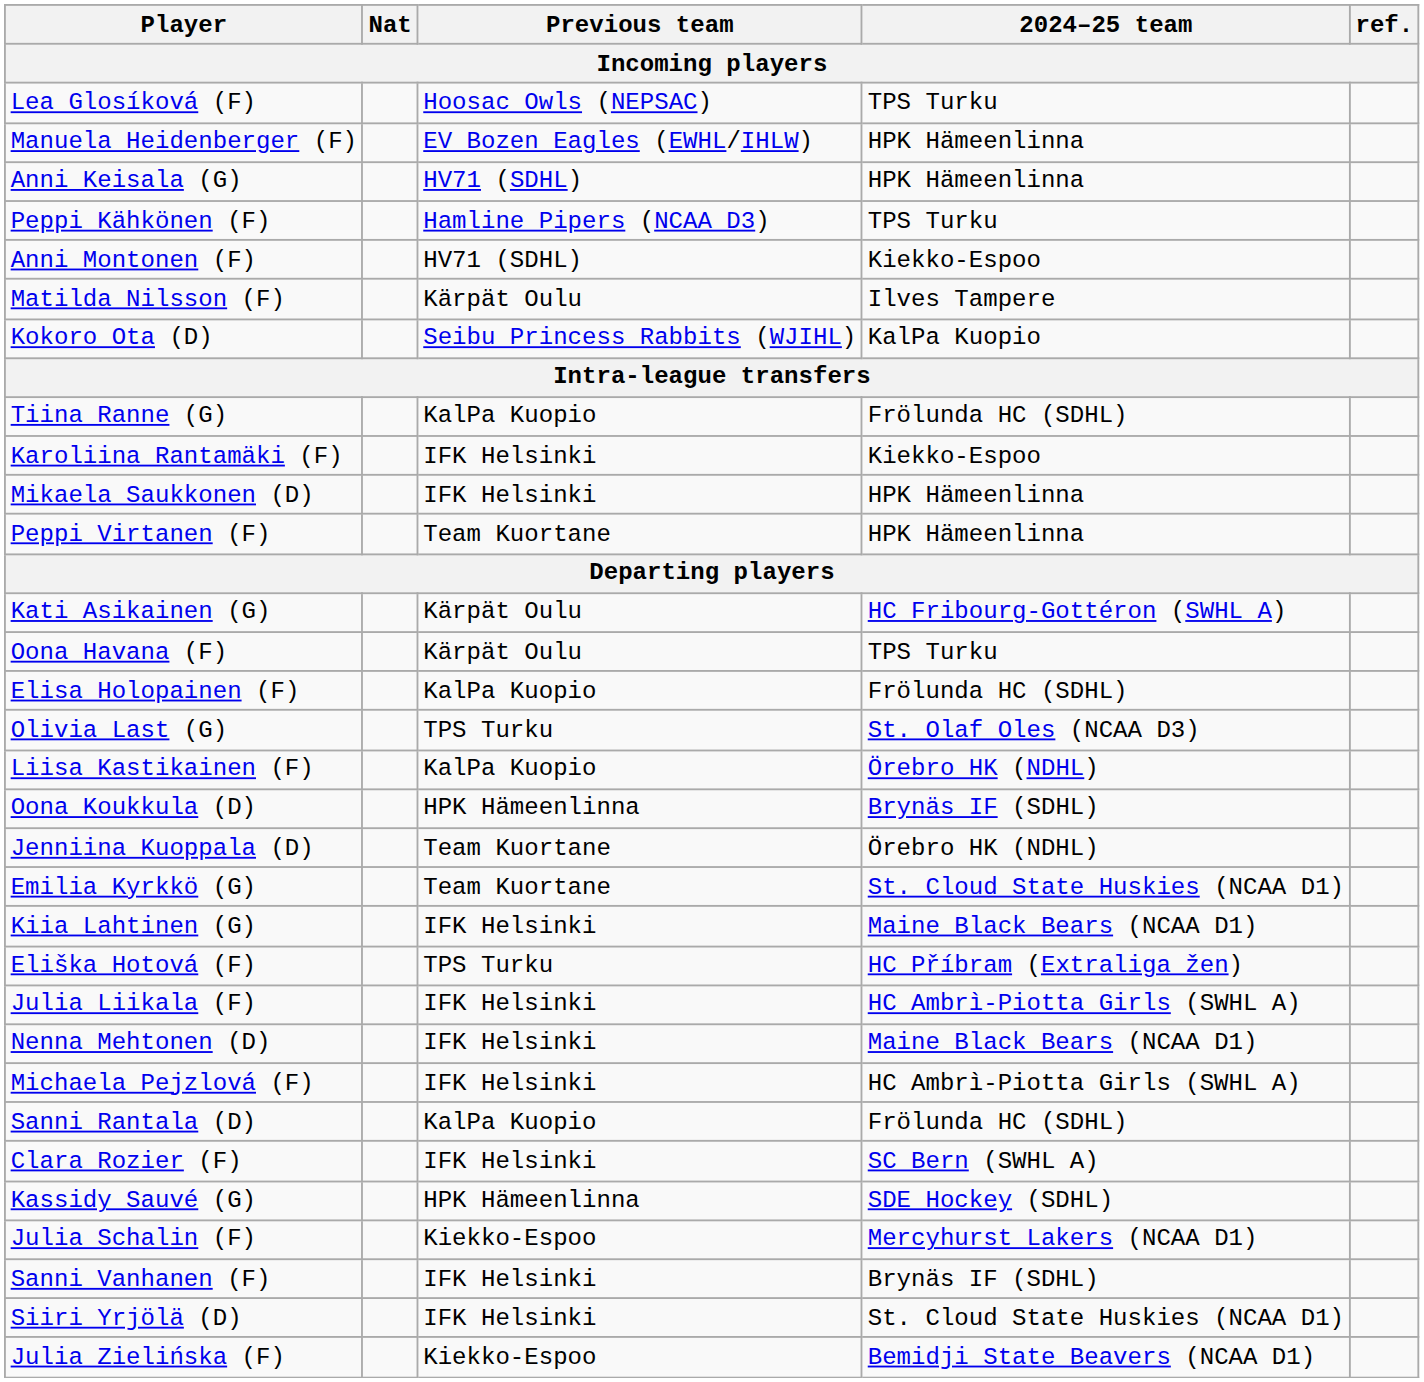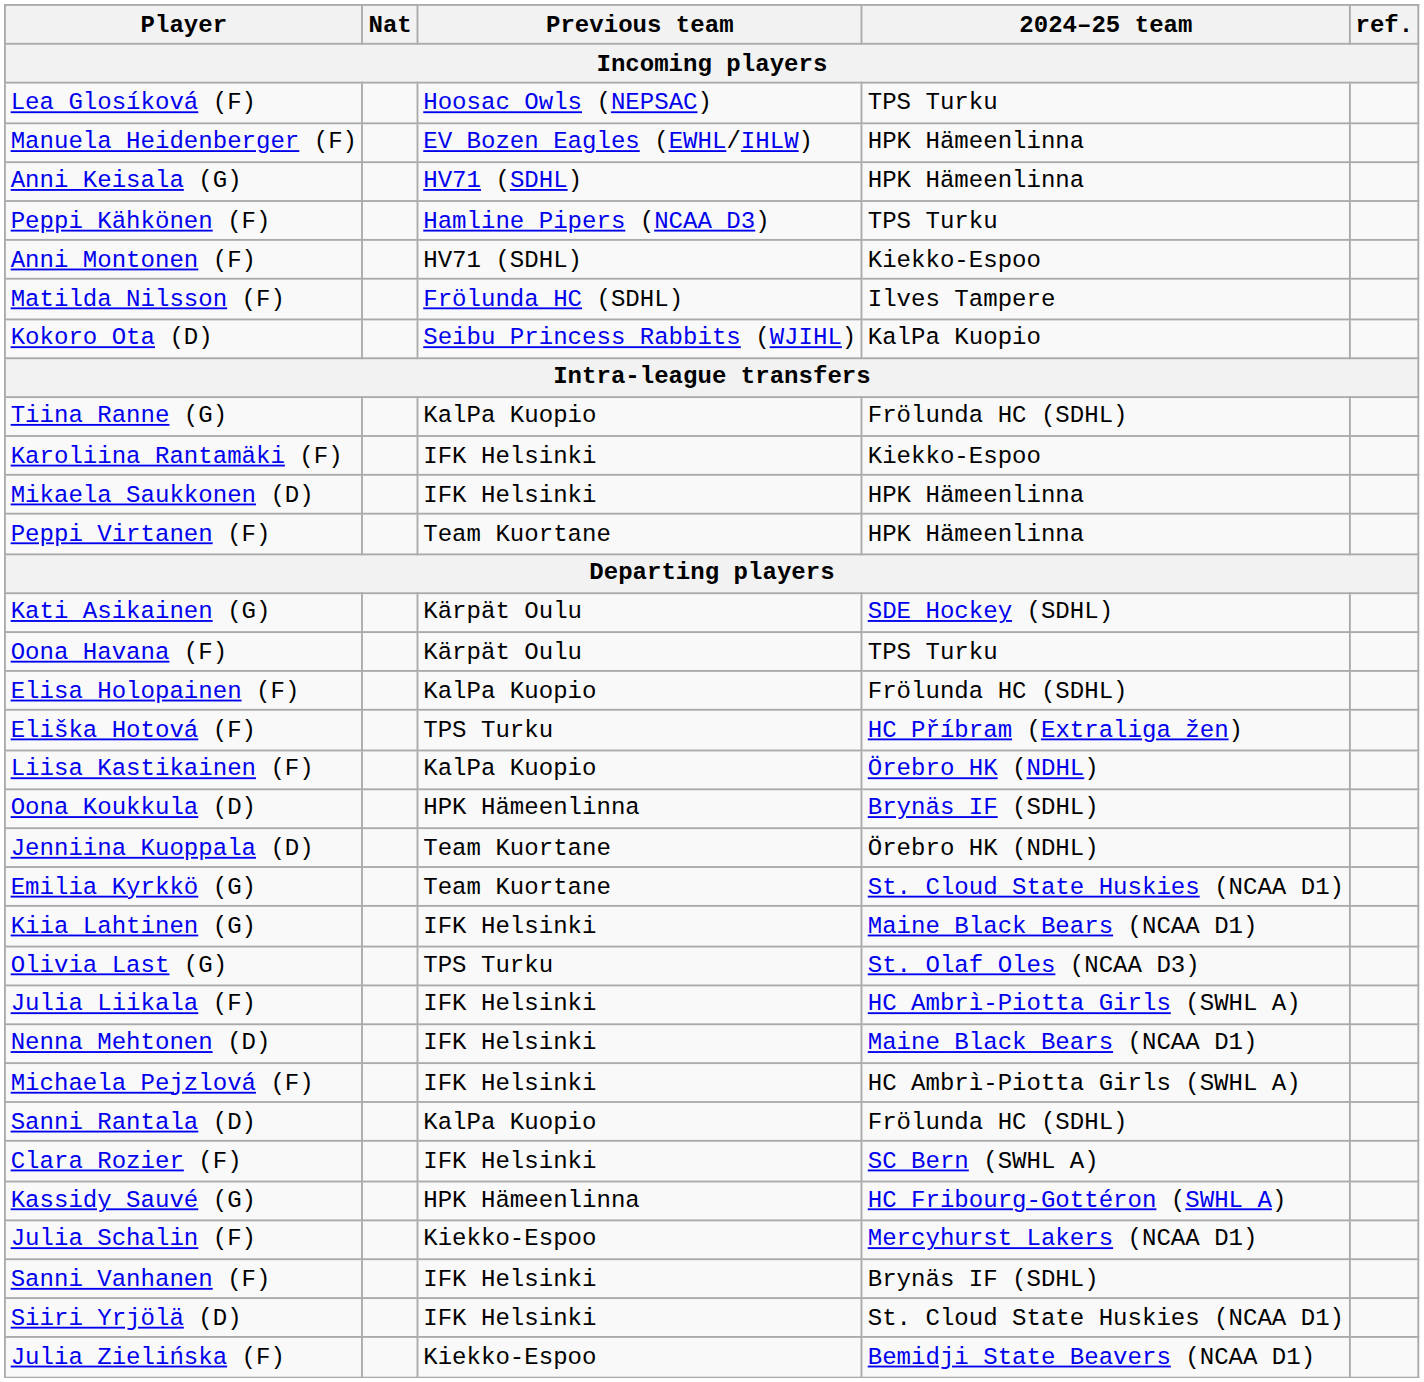(503, 299) Kärpät Oulu -> (553, 299) Frölunda HC (SDHL)
(1077, 612) HC Fribourg-Gottéron (SWHL A) -> (990, 612) SDE Hockey (SDHL)
rows swapped: (133, 965) <-> (119, 730)
(990, 1200) SDE Hockey (SDHL) -> (1077, 1200) HC Fribourg-Gottéron (SWHL A)
